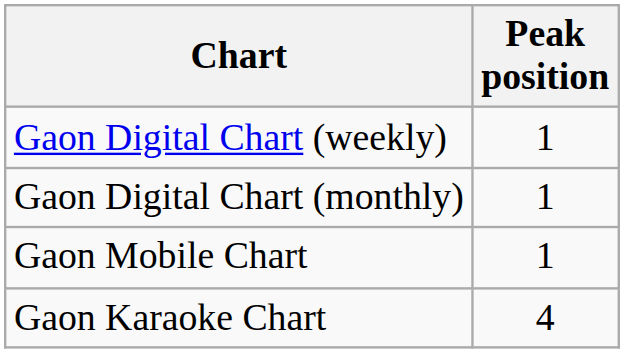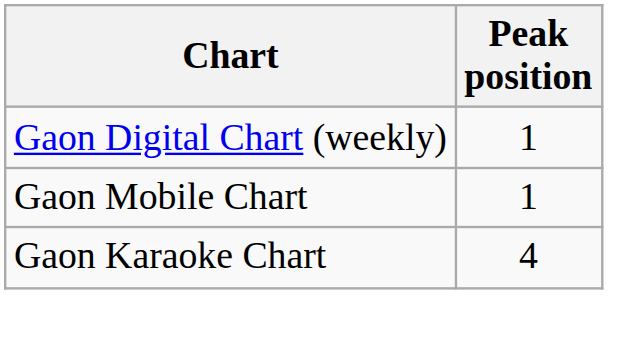- row: (239, 196)
